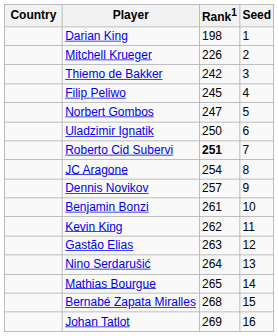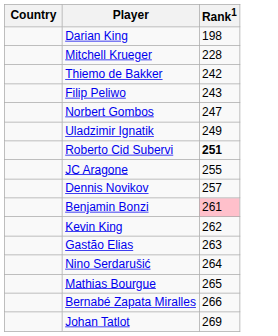- column: (257, 15)
(212, 55) 226 -> (212, 55) 228
(212, 93) 245 -> (212, 93) 243
(212, 131) 250 -> (212, 131) 249
(212, 169) 254 -> (212, 169) 255
(212, 207) no background -> (212, 207) pink background
(212, 302) 268 -> (212, 302) 266
